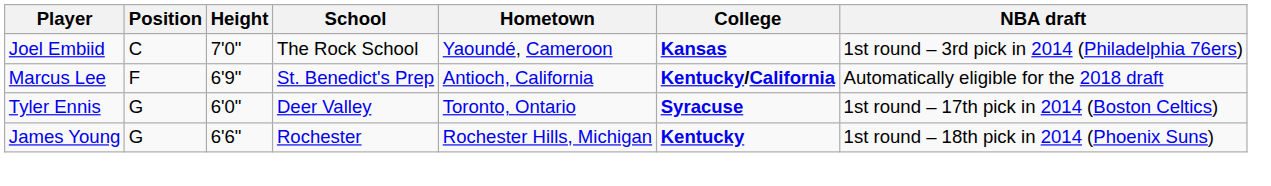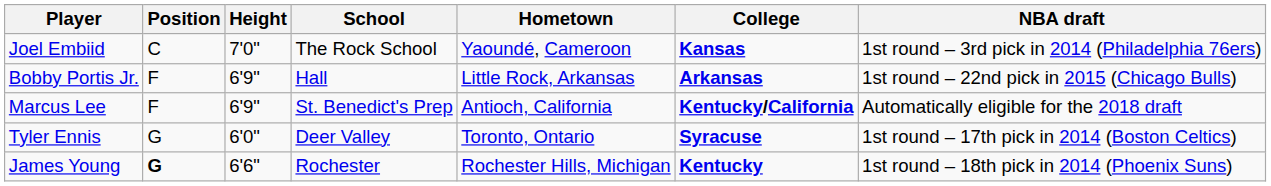+ row: (74, 78)
(136, 136) normal -> (155, 166) bold
